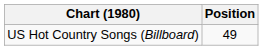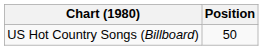(230, 34) 49 -> (230, 34) 50
